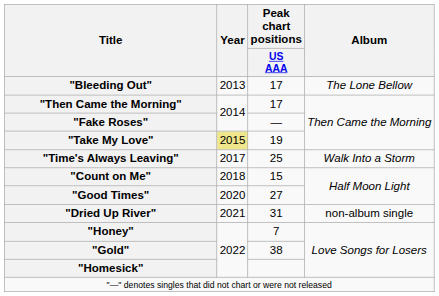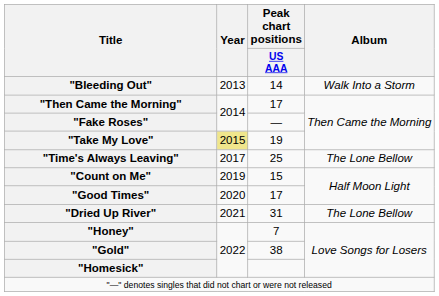(276, 85) 17 -> (276, 85) 14
(369, 85) The Lone Bellow -> (369, 85) Walk Into a Storm
(369, 158) Walk Into a Storm -> (369, 158) The Lone Bellow
(232, 177) 2018 -> (232, 177) 2019
(276, 195) 27 -> (276, 195) 17
(369, 213) non-album single -> (369, 213) The Lone Bellow
